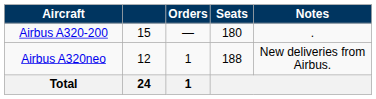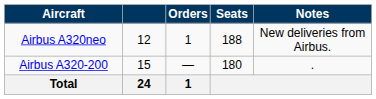rows swapped: (64, 33) <-> (64, 58)
